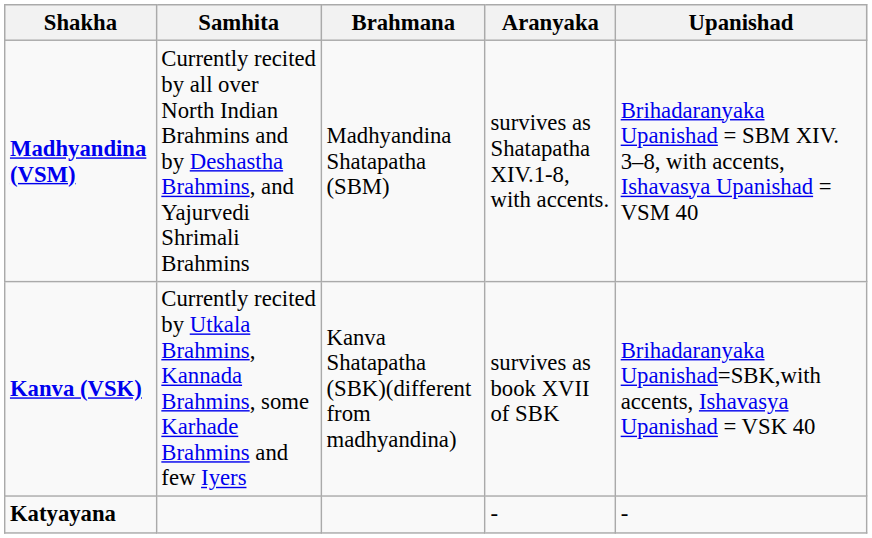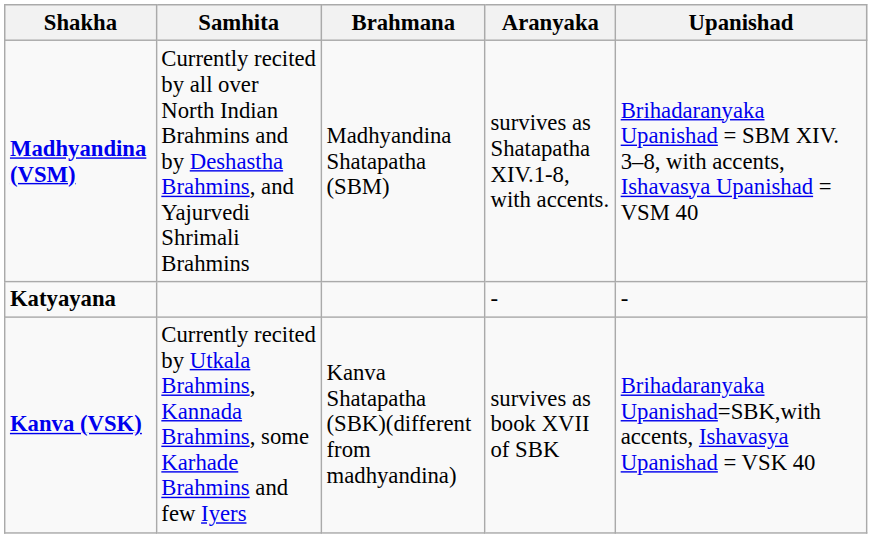rows swapped: (76, 388) <-> (63, 514)
